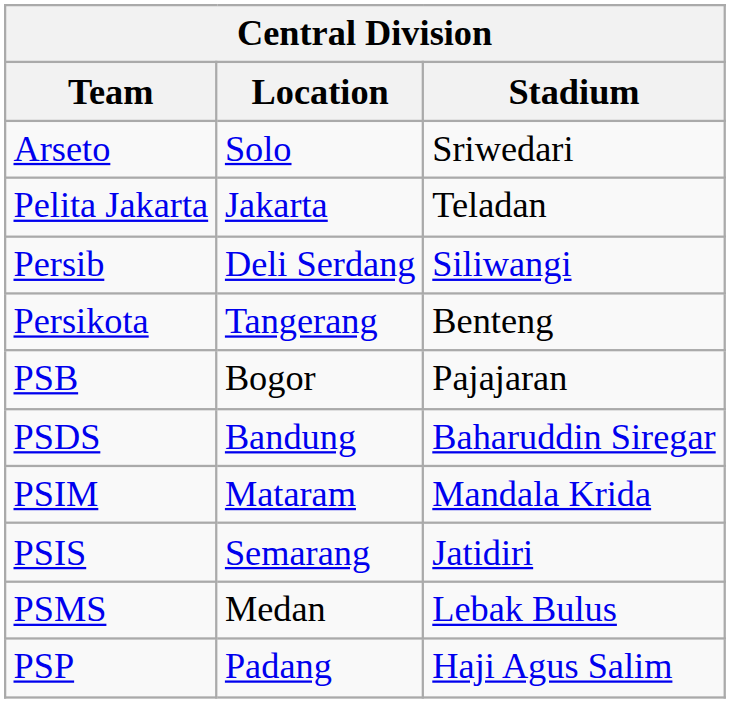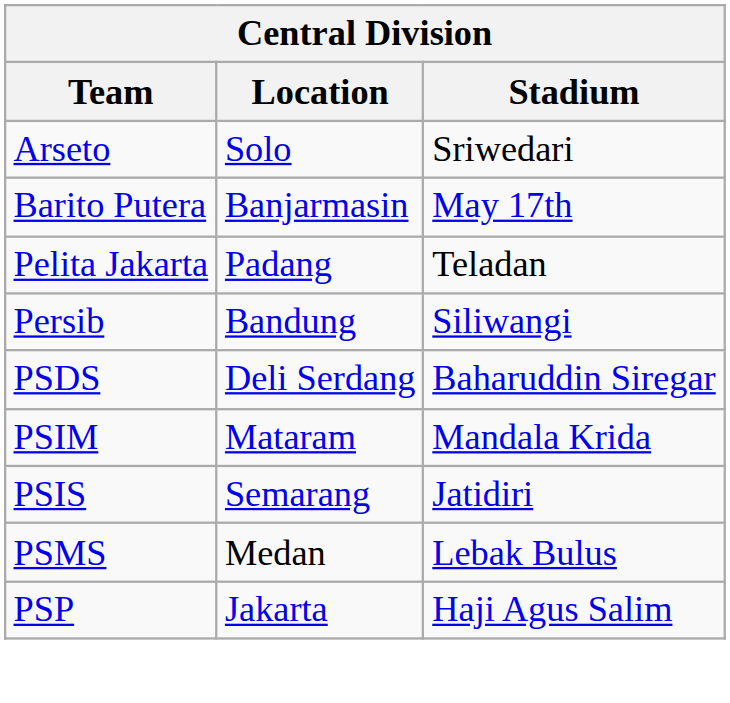+ row: (110, 206)
(276, 206) Jakarta -> (278, 263) Padang
(320, 263) Deli Serdang -> (290, 321) Bandung
- row: (81, 321)
- row: (46, 378)
(290, 436) Bandung -> (320, 378) Deli Serdang
(278, 666) Padang -> (276, 609) Jakarta
